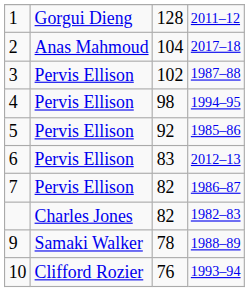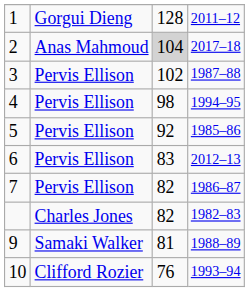(170, 46) no background -> (170, 46) lightgrey background
(166, 243) 78 -> (166, 243) 81
